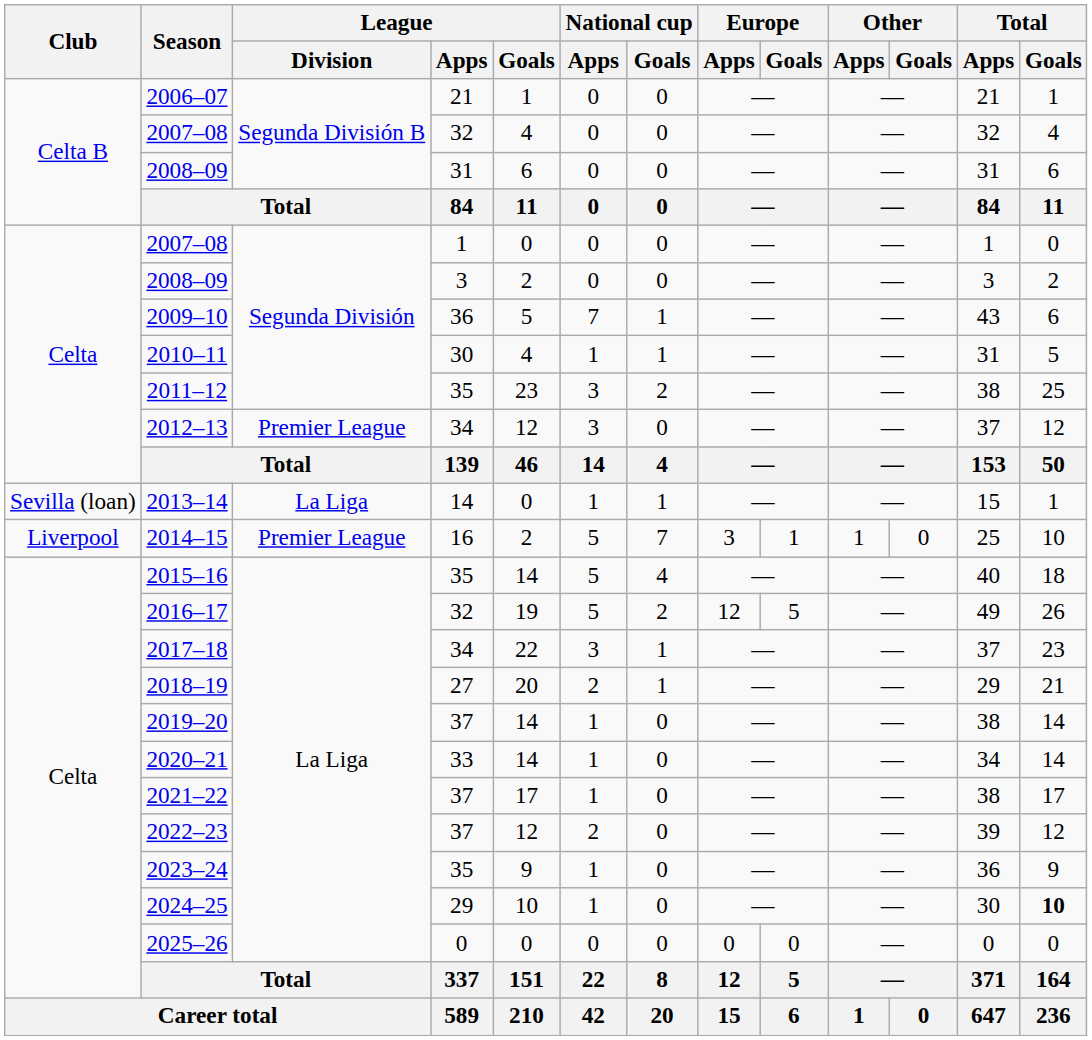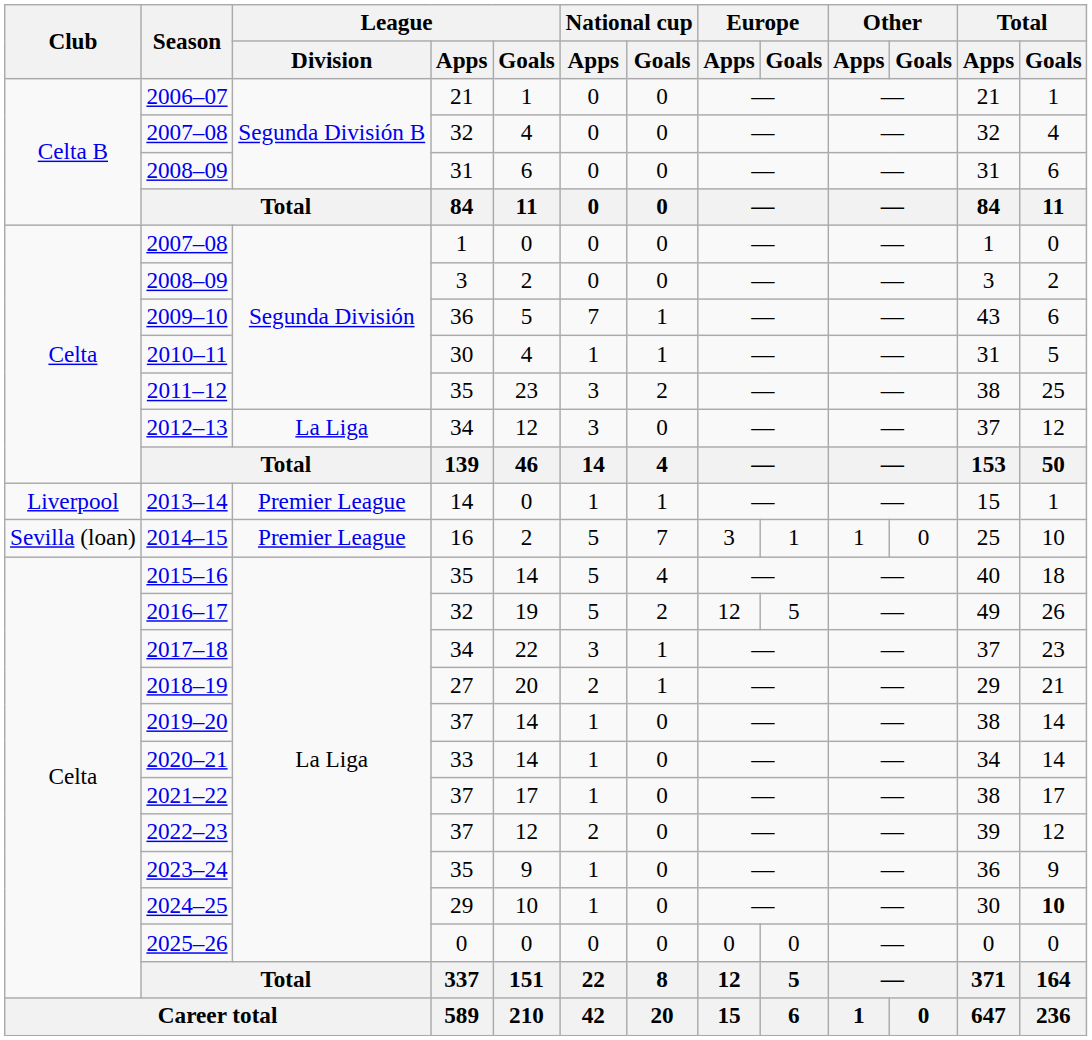(332, 427) Premier League -> (332, 427) La Liga
(73, 501) Sevilla (loan) -> (73, 501) Liverpool
(332, 501) La Liga -> (332, 501) Premier League
(73, 538) Liverpool -> (73, 538) Sevilla (loan)
